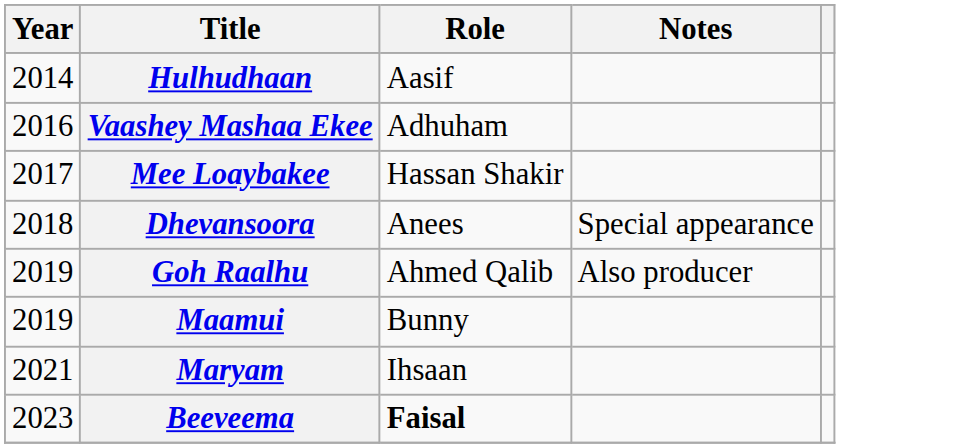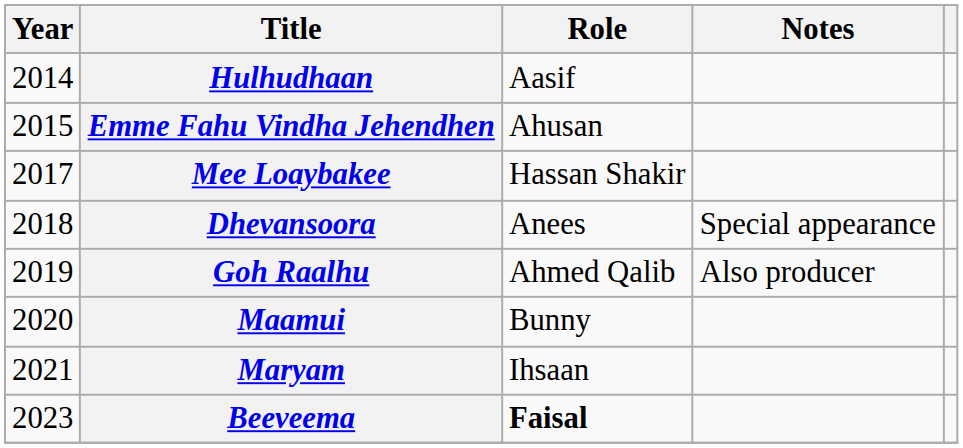+ row: (291, 126)
- row: (230, 126)
(43, 321) 2019 -> (43, 321) 2020
